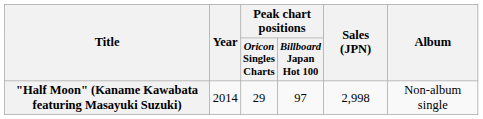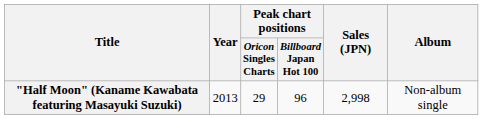(225, 97) 2014 -> (225, 97) 2013
(301, 97) 97 -> (301, 97) 96
